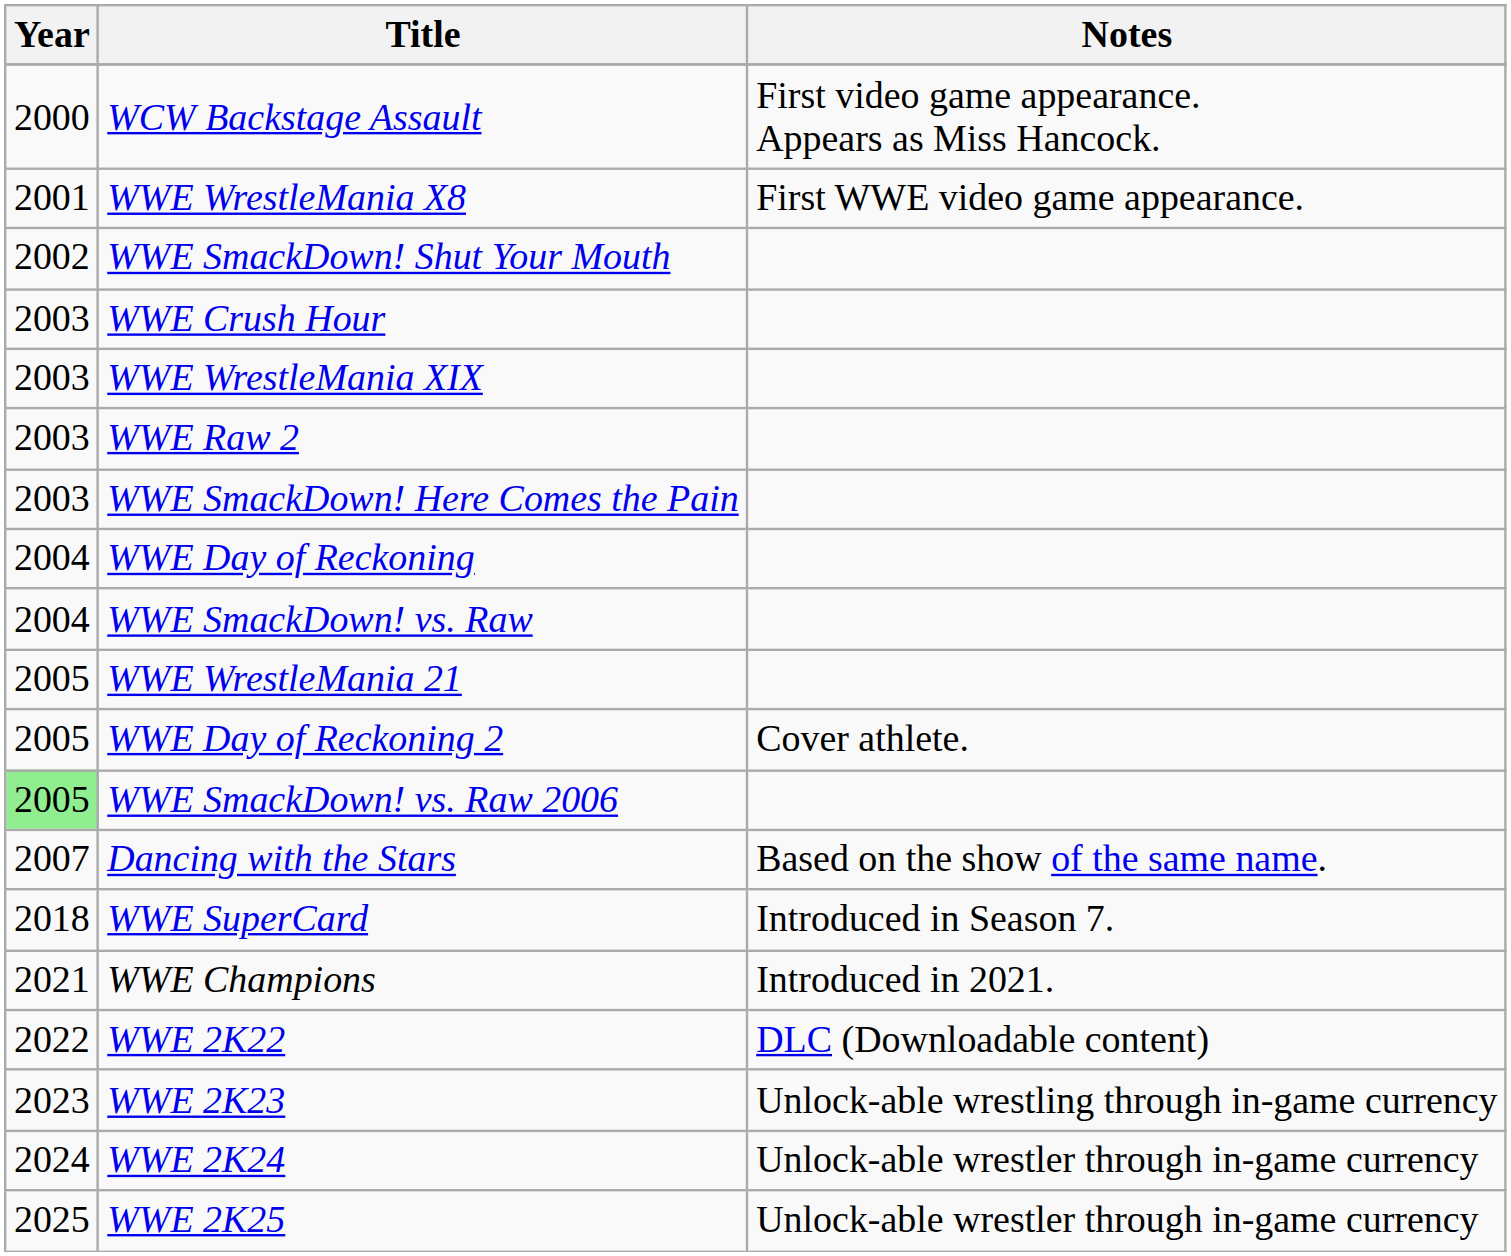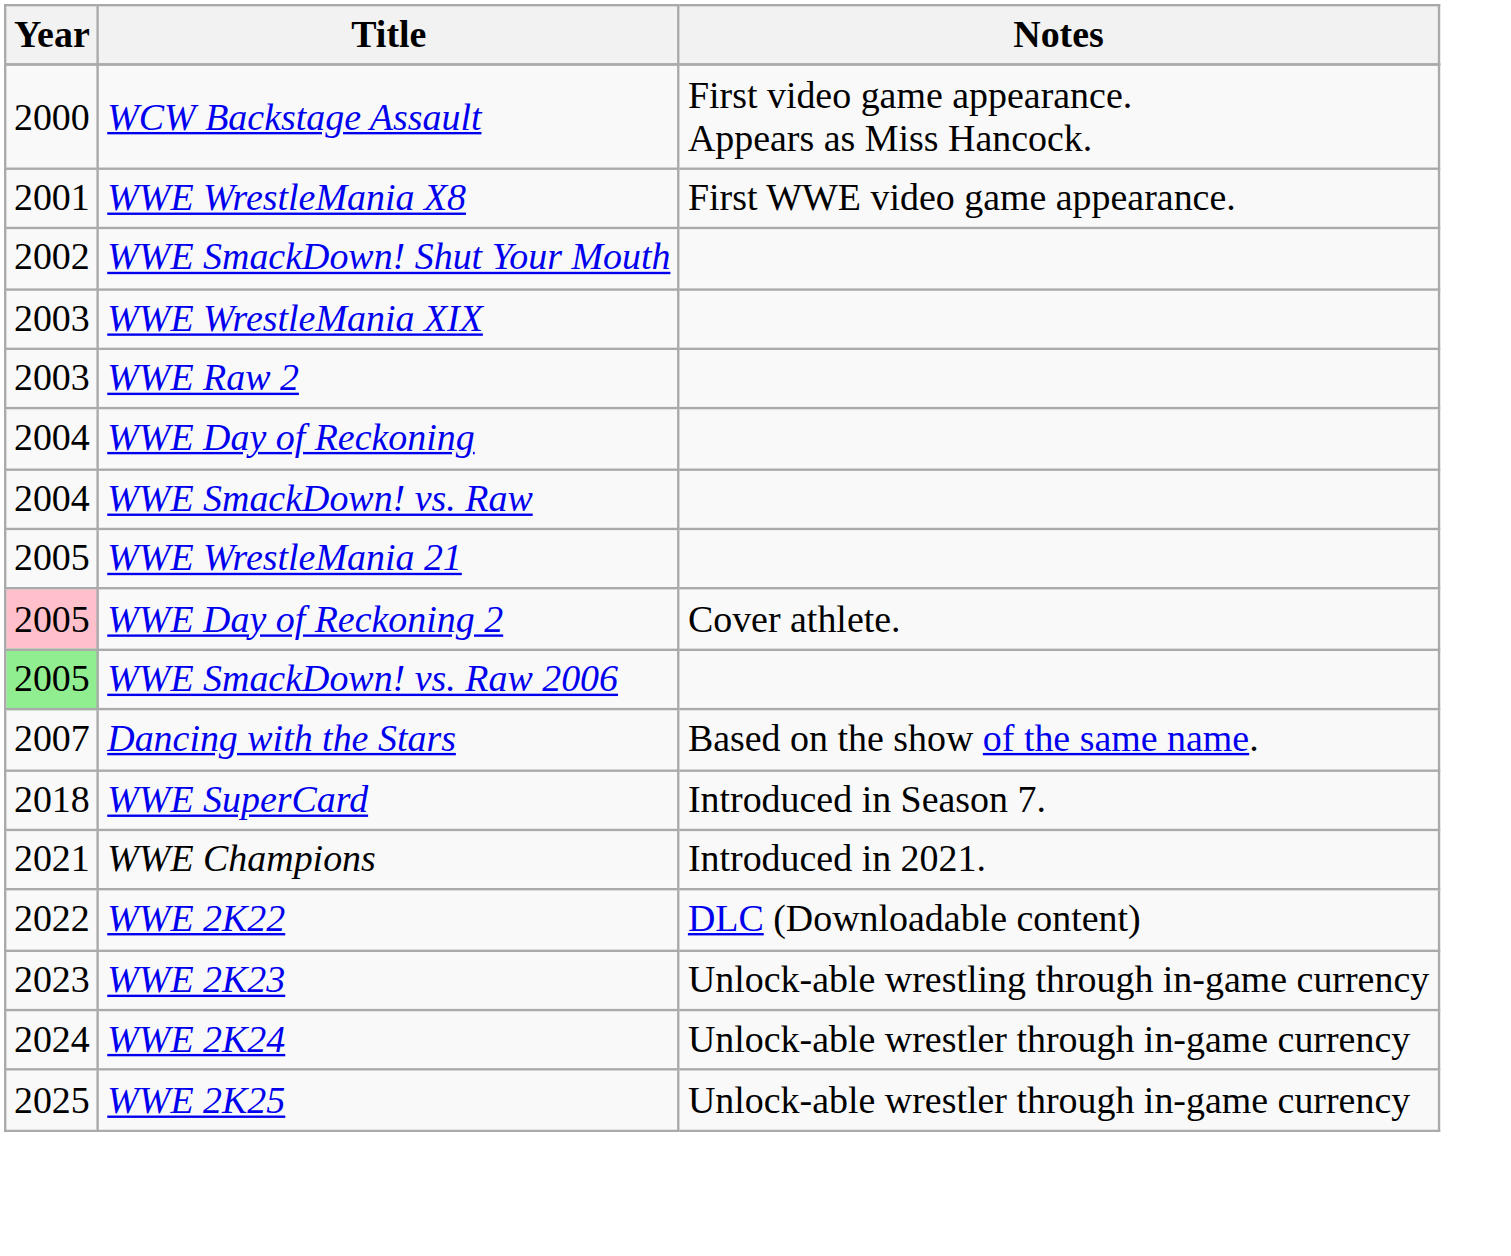- row: (246, 317)
- row: (423, 498)
(52, 738) no background -> (52, 618) pink background
